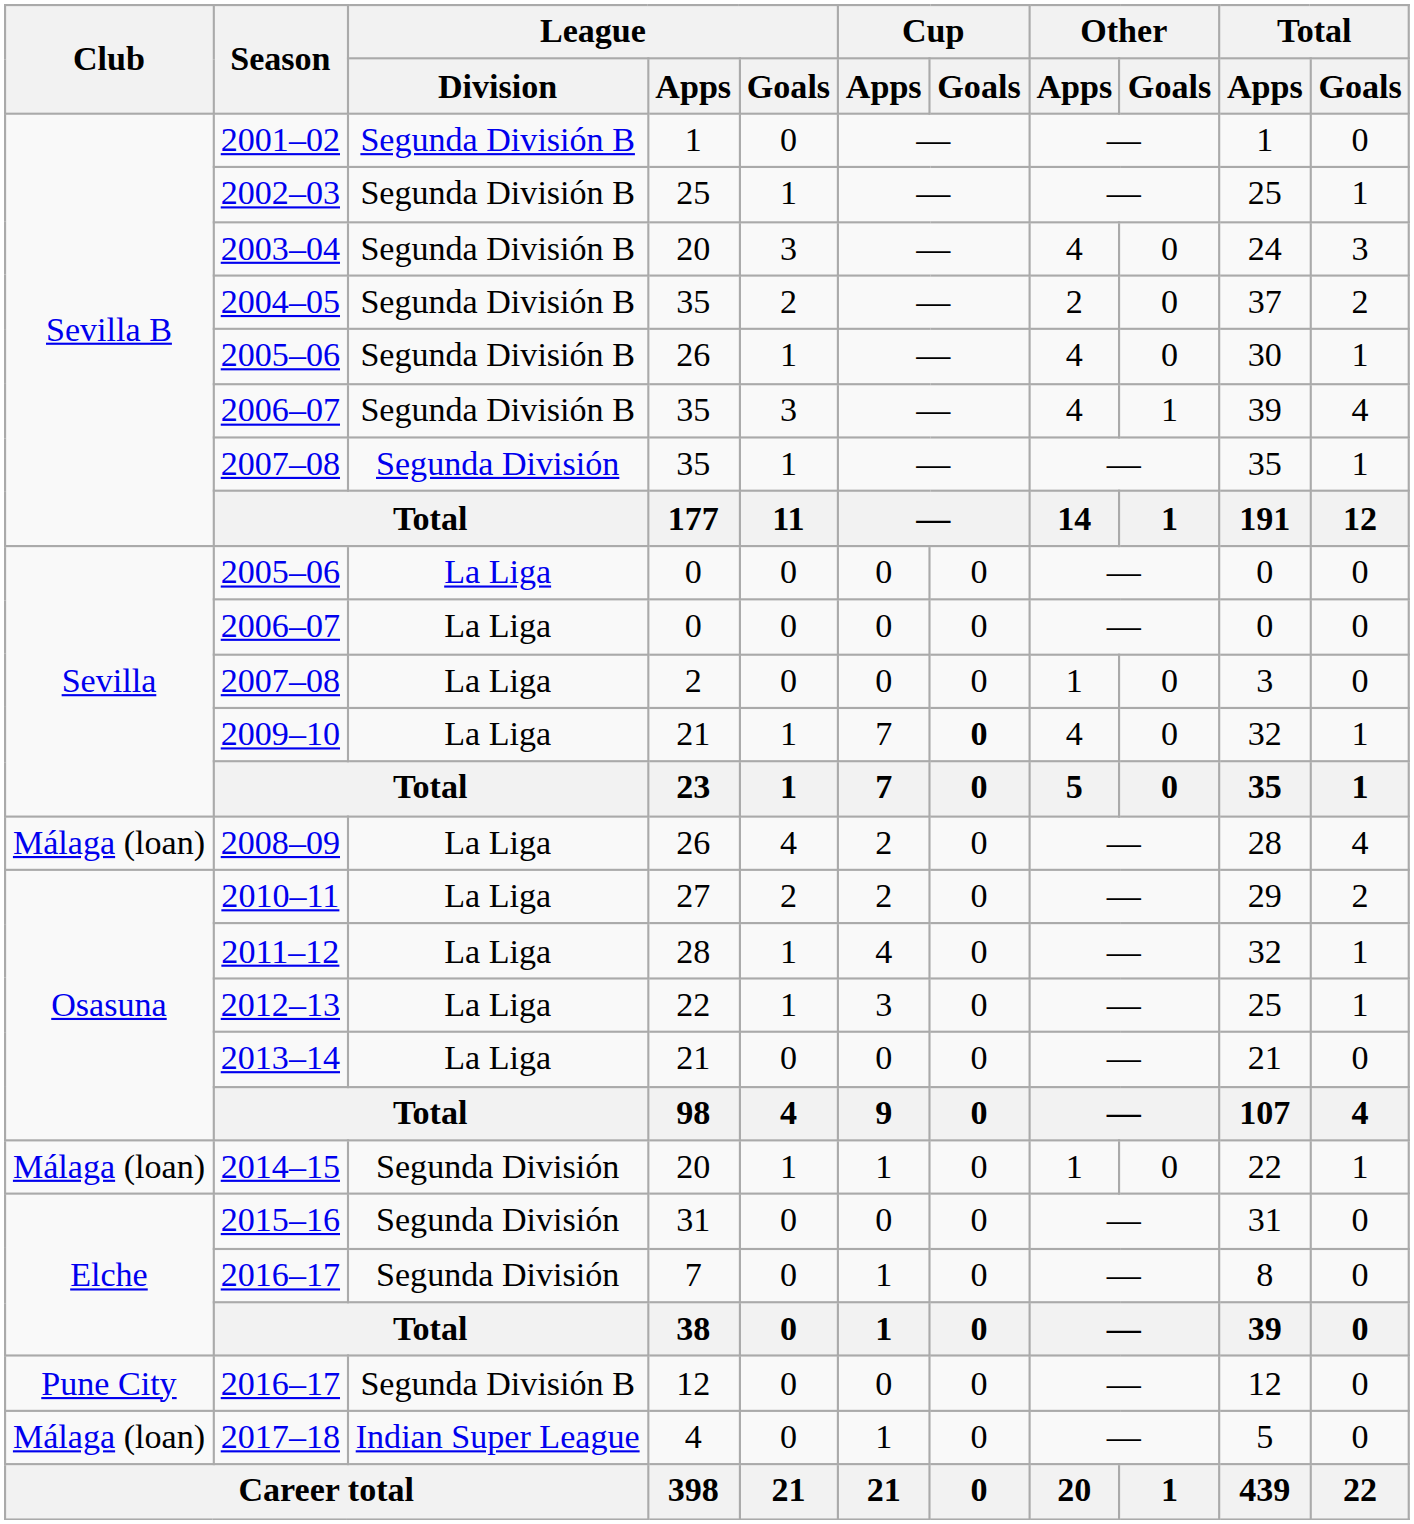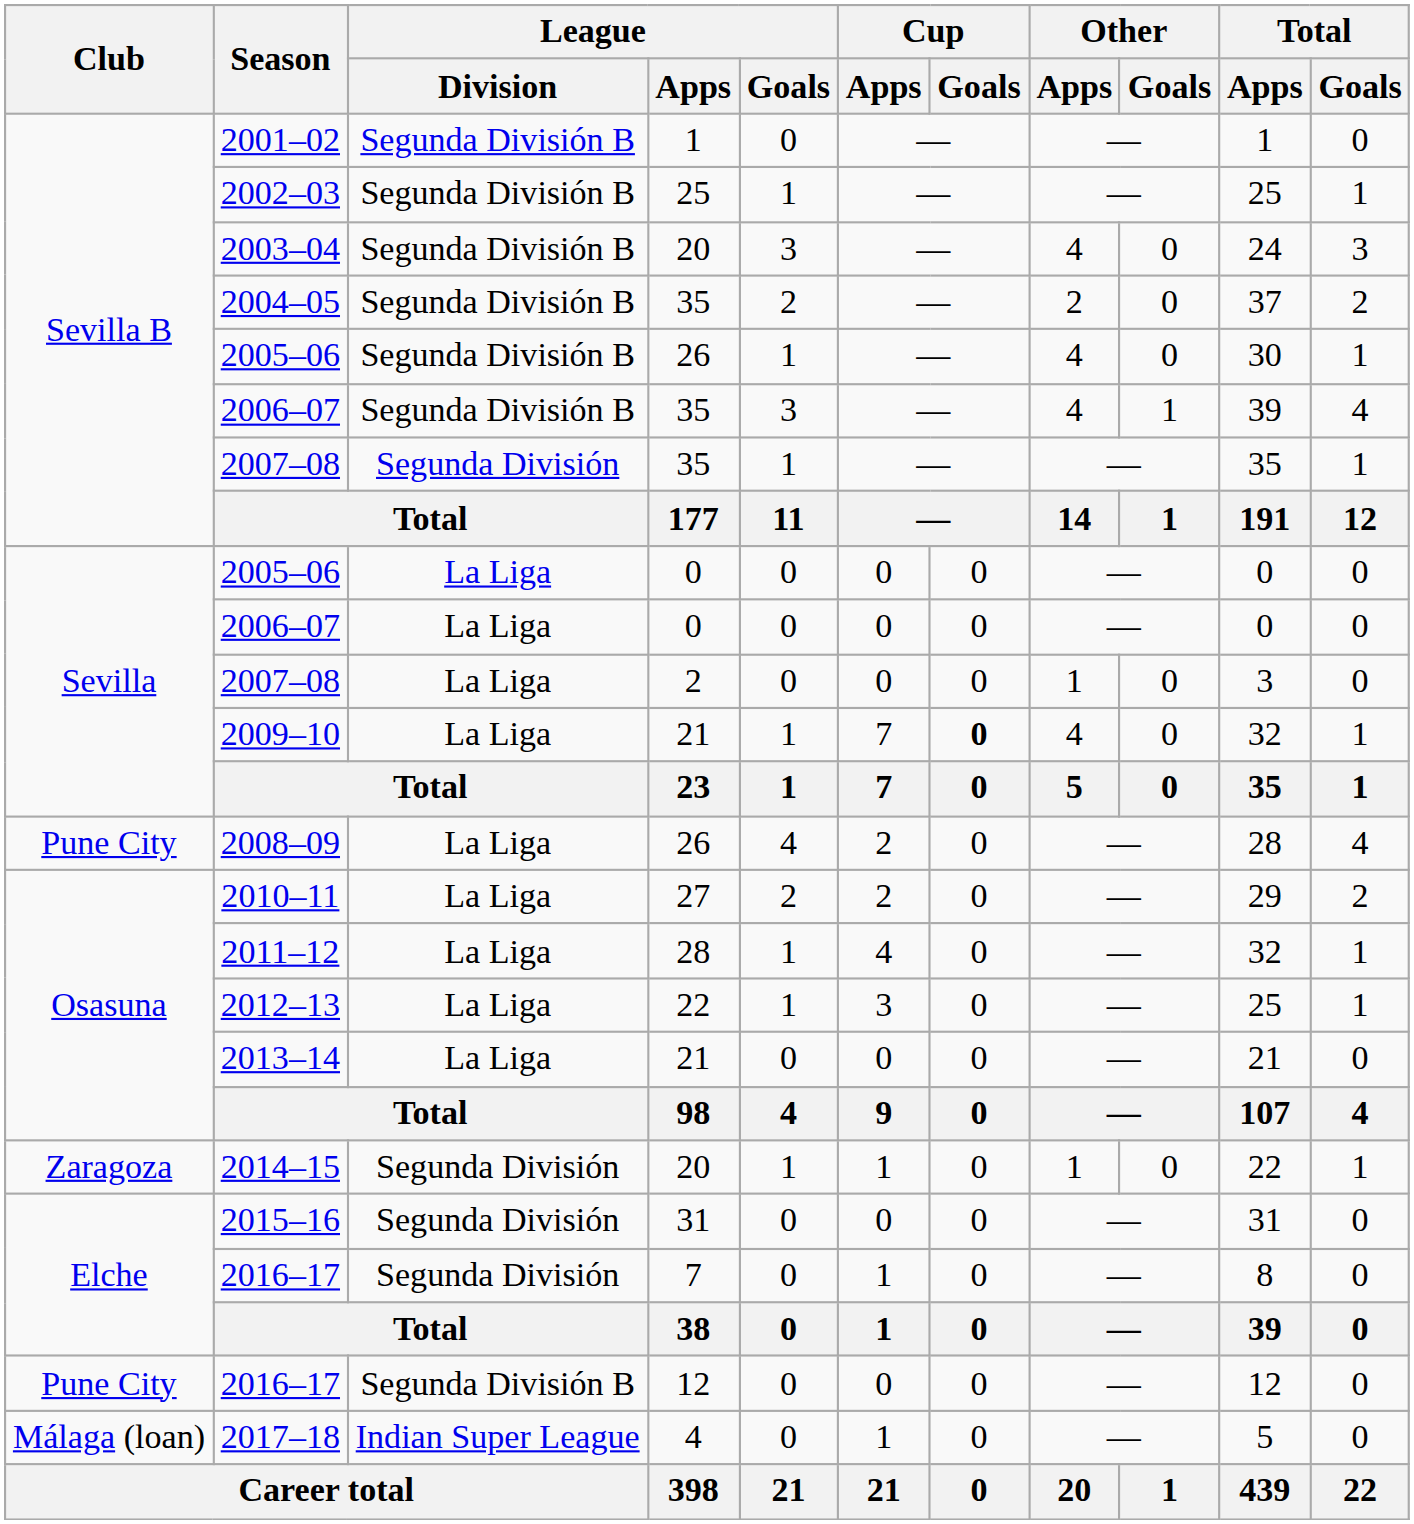(109, 842) Málaga (loan) -> (109, 842) Pune City
(109, 1166) Málaga (loan) -> (109, 1166) Zaragoza
